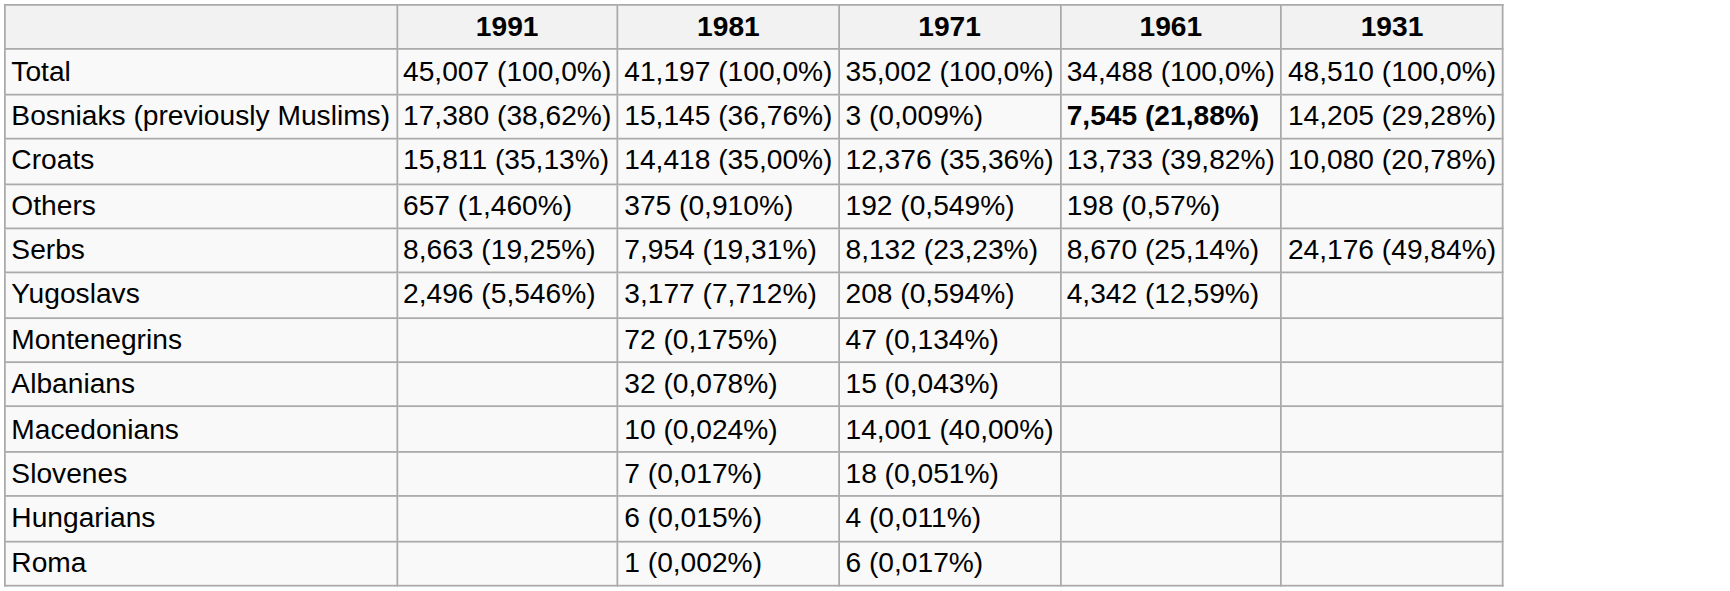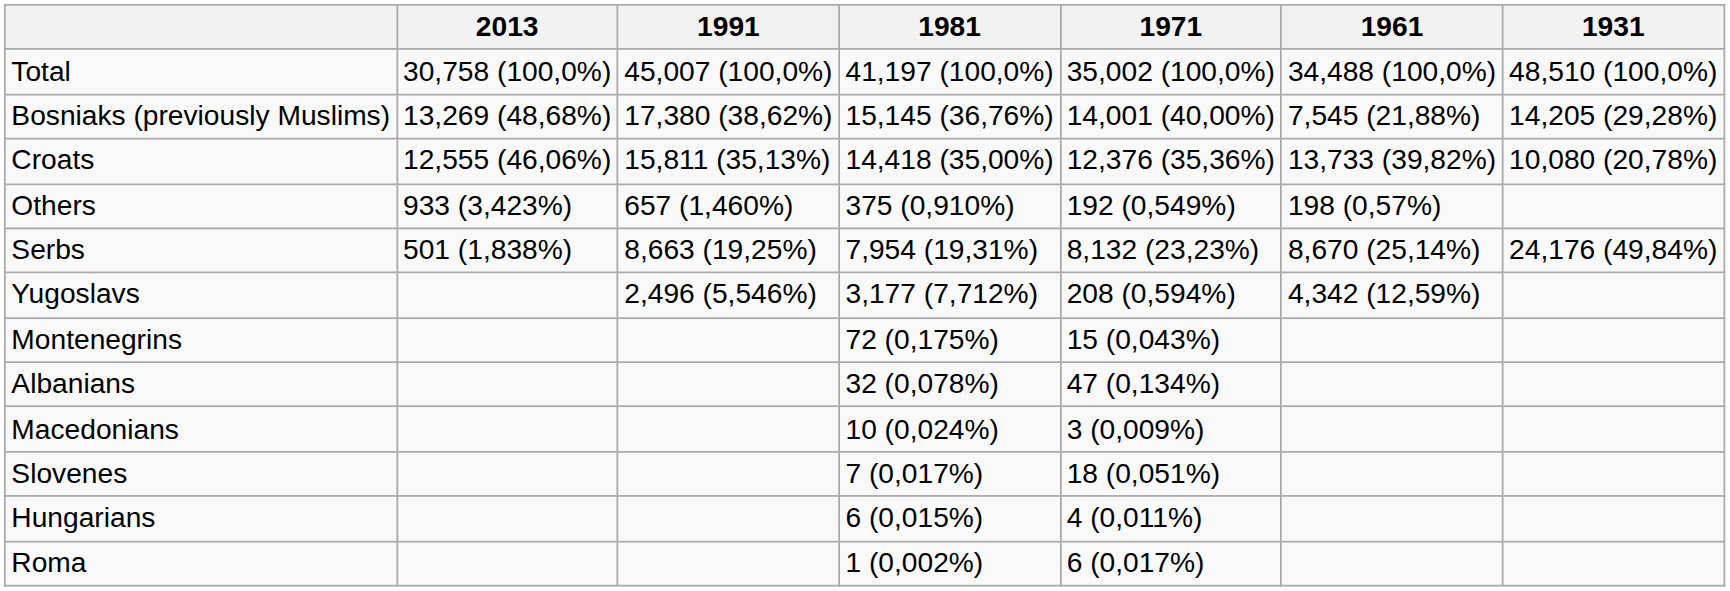+ column: (507, 26)
(914, 116) 3 (0,009%) -> (1171, 116) 14,001 (40,00%)
(1163, 116) bold -> (1384, 116) normal
(922, 339) 47 (0,134%) -> (1143, 339) 15 (0,043%)
(922, 384) 15 (0,043%) -> (1143, 384) 47 (0,134%)
(950, 428) 14,001 (40,00%) -> (1136, 428) 3 (0,009%)
